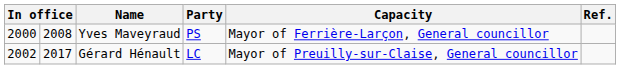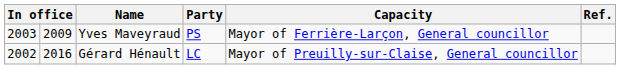(22, 34) 2000 -> (22, 34) 2003
(58, 34) 2008 -> (58, 34) 2009
(58, 54) 2017 -> (58, 54) 2016
